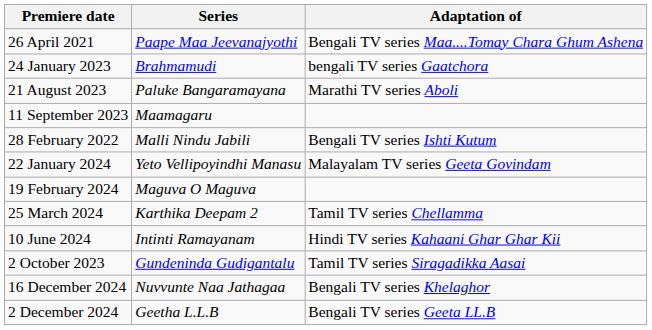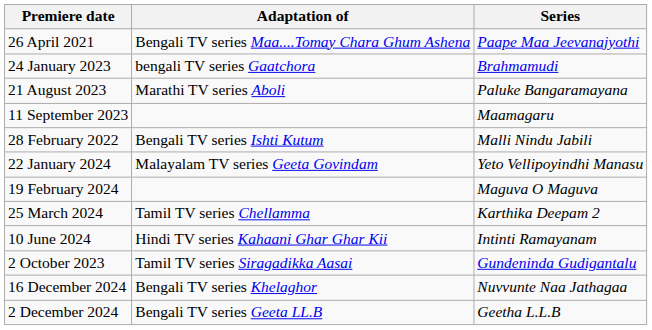columns swapped: (218, 16) <-> (476, 16)
